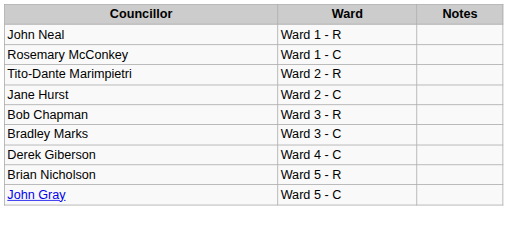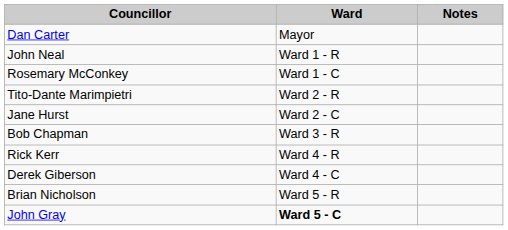+ row: (38, 34)
- row: (48, 134)
+ row: (33, 154)
(311, 194) normal -> (310, 214) bold
